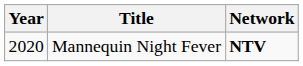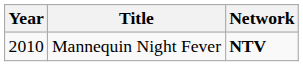(26, 46) 2020 -> (26, 46) 2010
